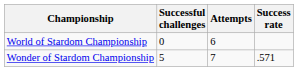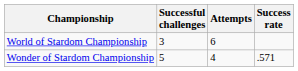(162, 41) 0 -> (162, 41) 3
(213, 58) 7 -> (213, 58) 4
